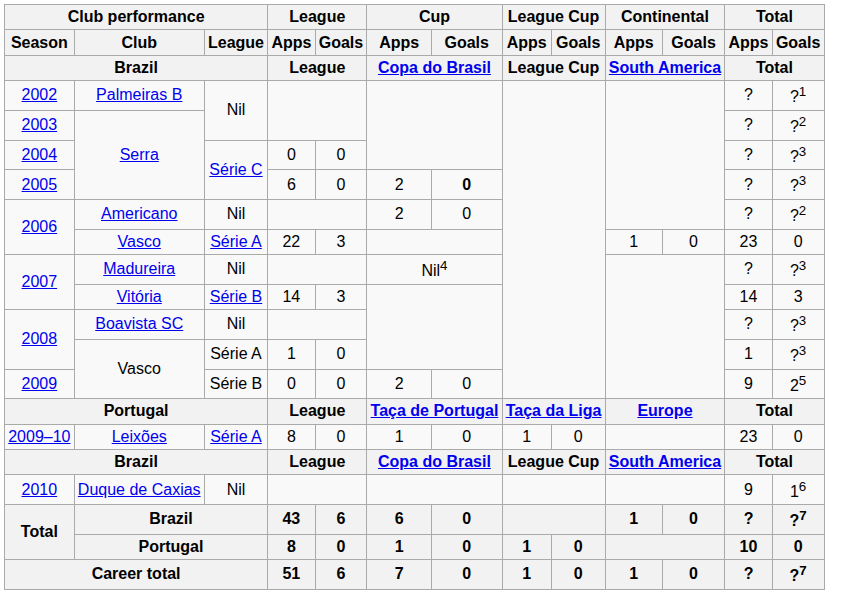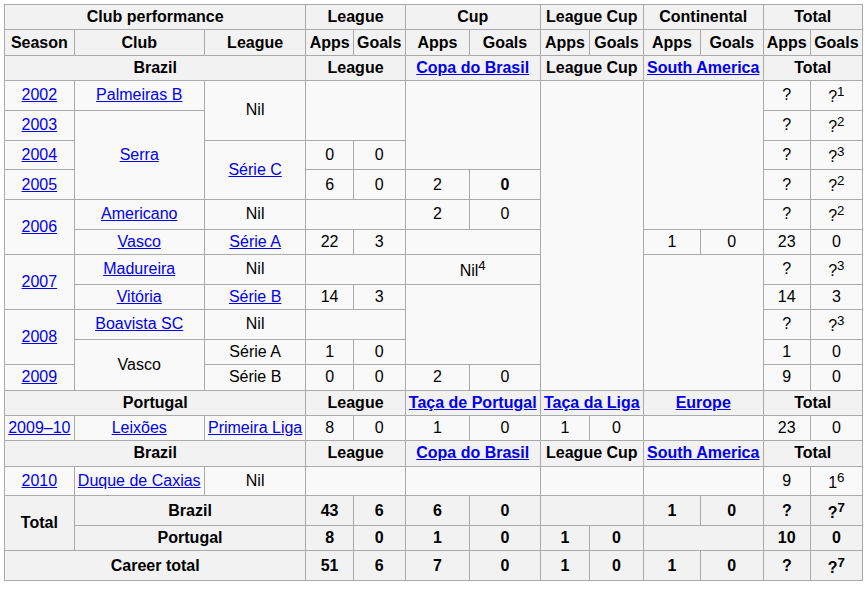(798, 184) ?3 -> (836, 184) ?2
(798, 354) ?3 -> (836, 351) 0
(798, 383) 25 -> (836, 377) 0
(236, 436) Série A -> (255, 428) Primeira Liga
